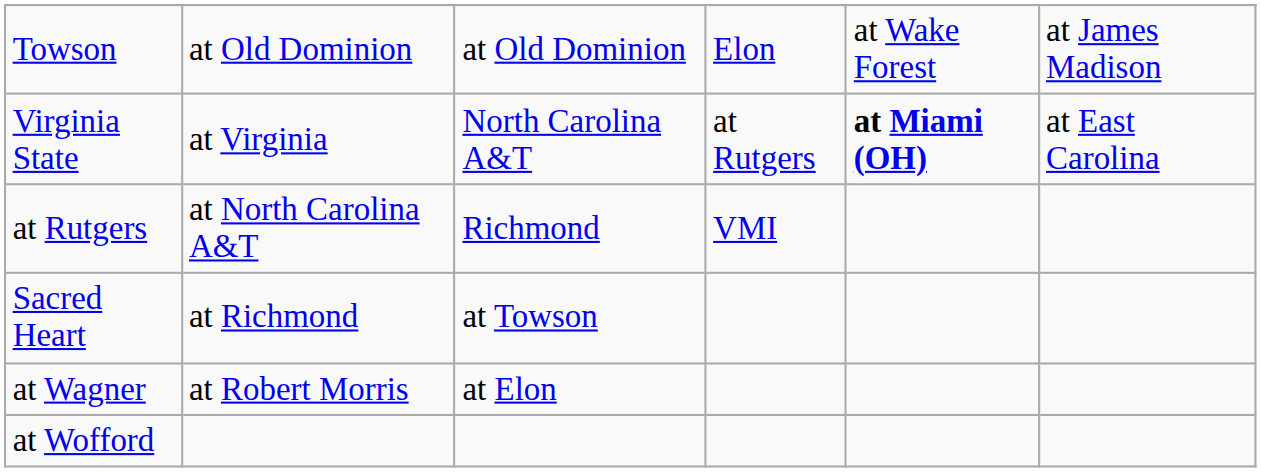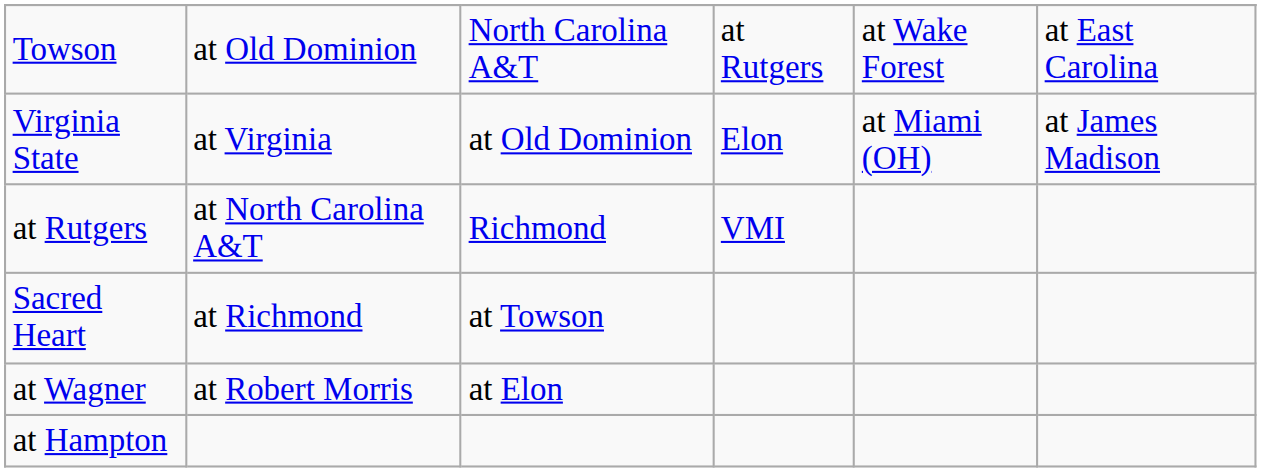(574, 49) at Old Dominion -> (568, 49) North Carolina A&T
(744, 49) Elon -> (772, 49) at Rutgers
(1104, 49) at James Madison -> (1101, 49) at East Carolina
(562, 138) North Carolina A&T -> (580, 138) at Old Dominion
(764, 138) at Rutgers -> (752, 138) Elon
(918, 138) bold -> (922, 138) normal
(1103, 138) at East Carolina -> (1102, 138) at James Madison
+ row: (90, 440)
- row: (83, 440)
